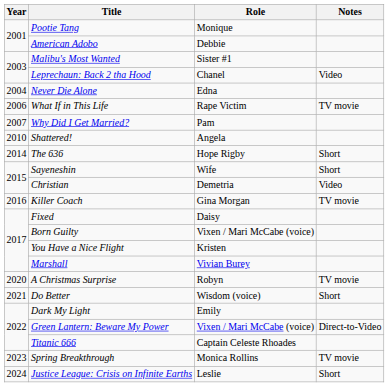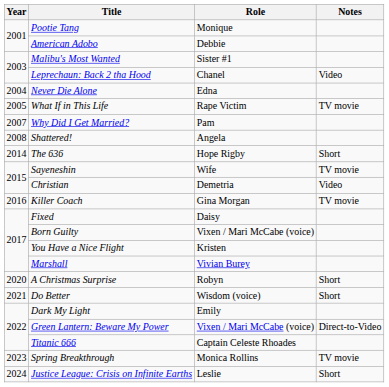(17, 106) 2006 -> (17, 106) 2005
(17, 138) 2010 -> (17, 138) 2008
(329, 169) Short -> (339, 169) TV movie
(339, 279) TV movie -> (329, 279) Short
